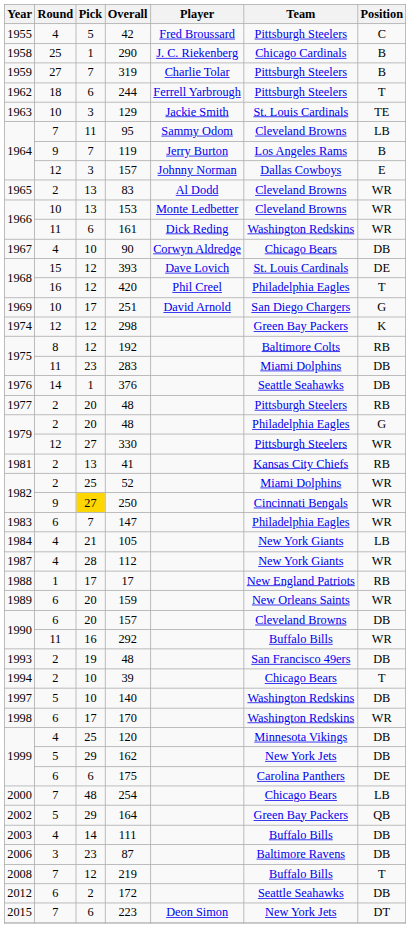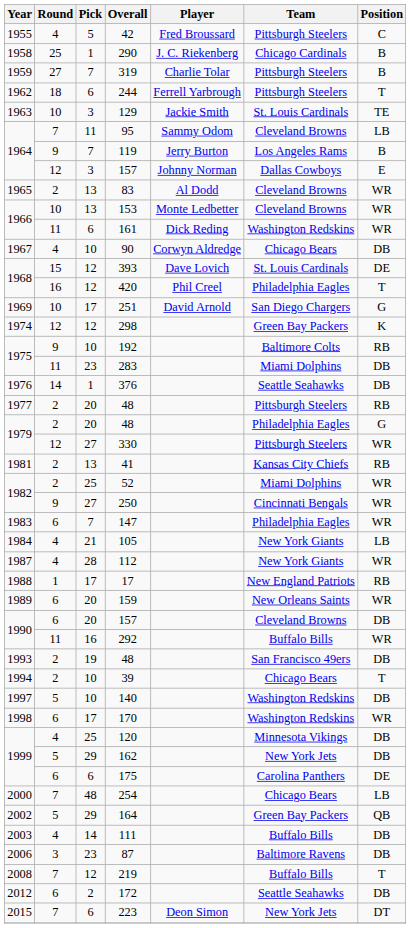(55, 346) 8 -> (55, 346) 9
(90, 346) 12 -> (90, 346) 10
(90, 502) gold background -> (90, 502) no background
